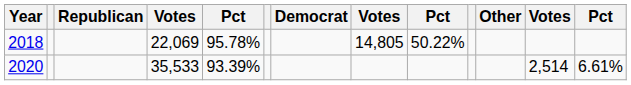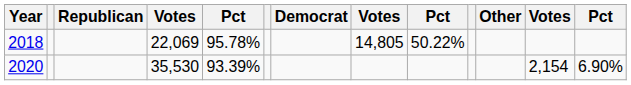(175, 67) 35,533 -> (175, 67) 35,530
(549, 67) 2,514 -> (549, 67) 2,154
(600, 67) 6.61% -> (600, 67) 6.90%
